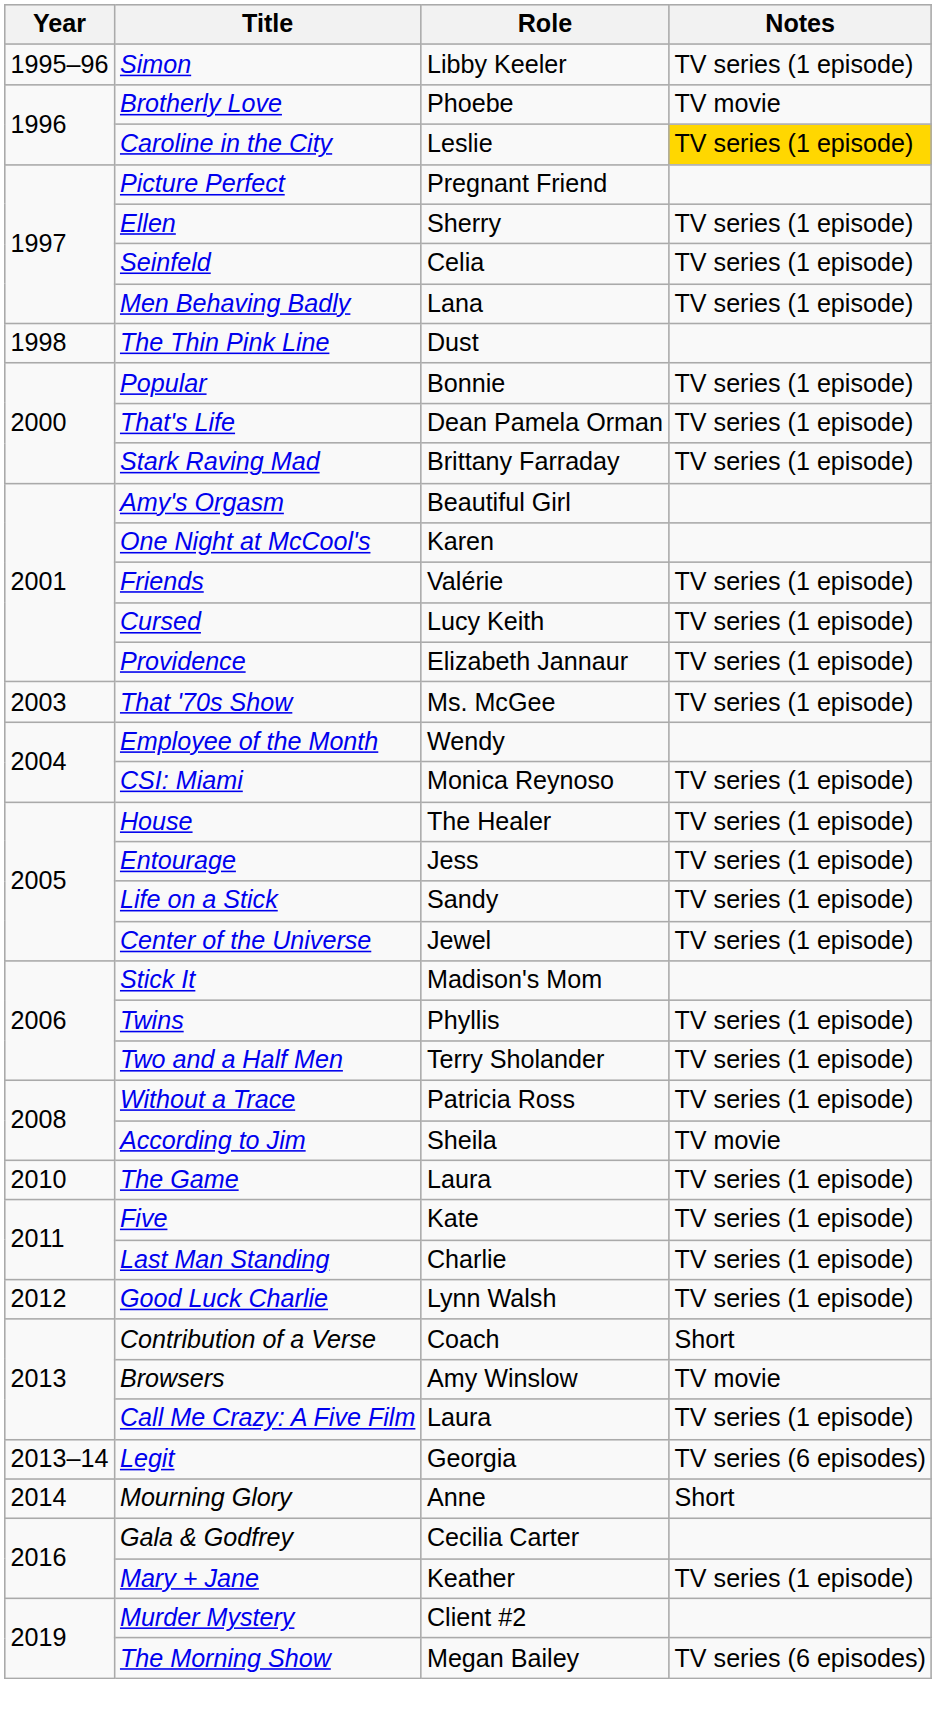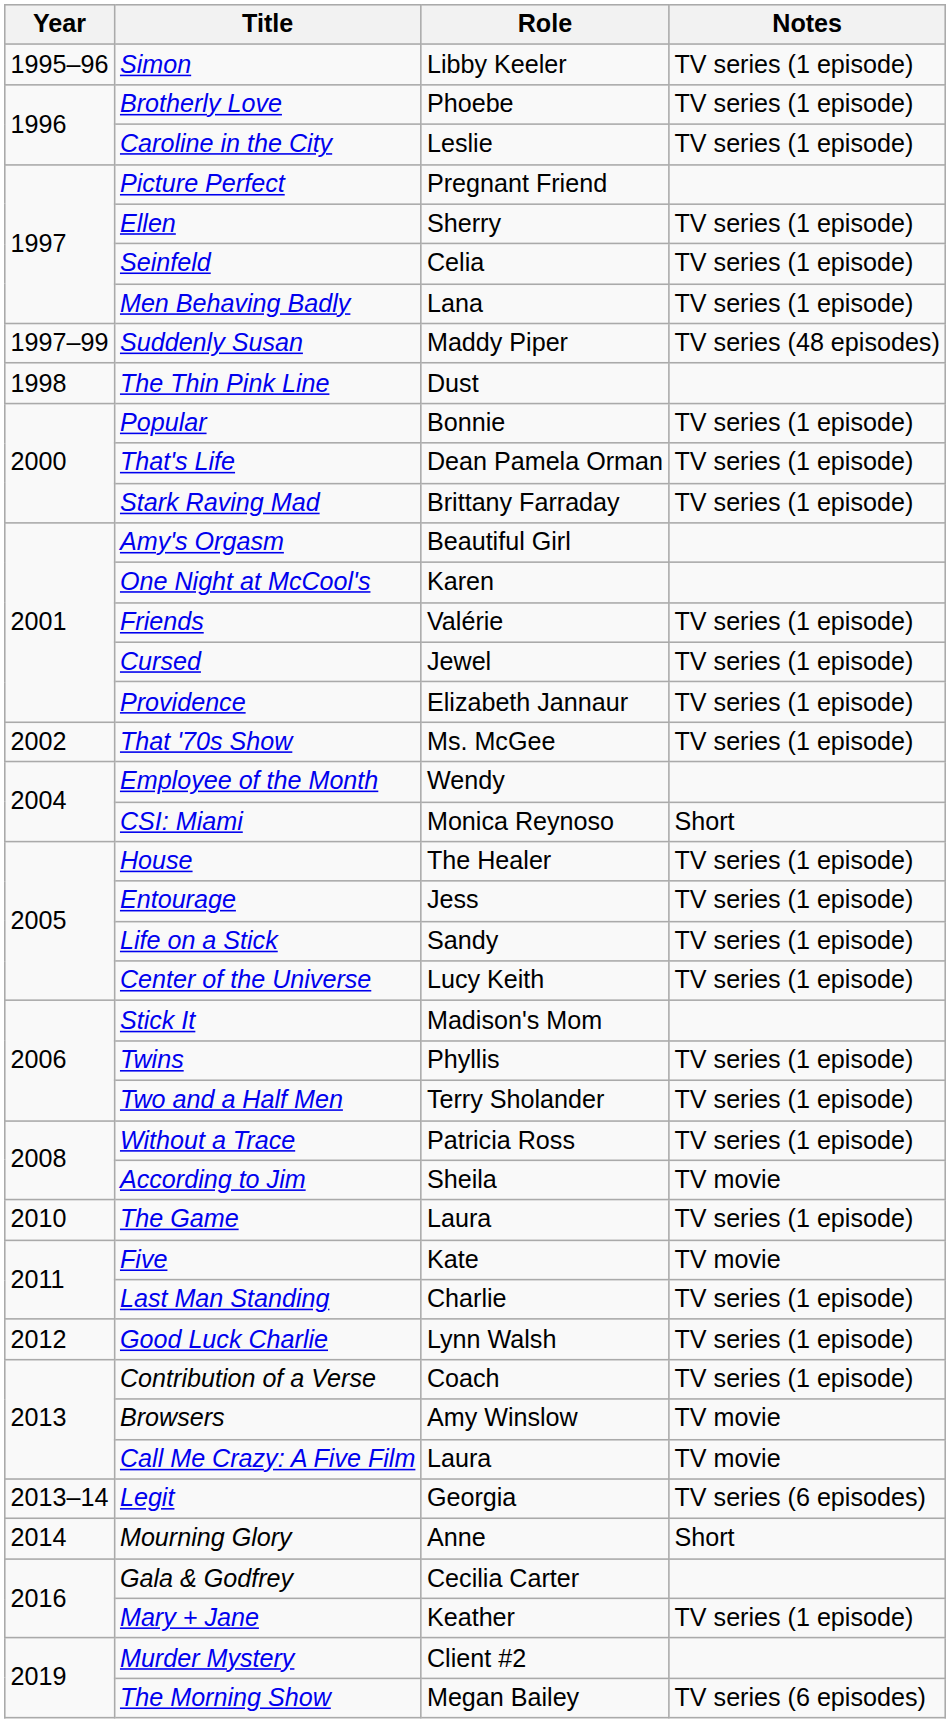(728, 104) TV movie -> (794, 104) TV series (1 episode)
(794, 143) gold background -> (794, 143) no background
+ row: (211, 343)
(486, 622) Lucy Keith -> (459, 661) Jewel
(39, 701) 2003 -> (39, 741) 2002
(794, 781) TV series (1 episode) -> (705, 821) Short
(459, 940) Jewel -> (486, 980) Lucy Keith
(794, 1219) TV series (1 episode) -> (728, 1259) TV movie
(705, 1339) Short -> (794, 1378) TV series (1 episode)
(794, 1418) TV series (1 episode) -> (728, 1458) TV movie
